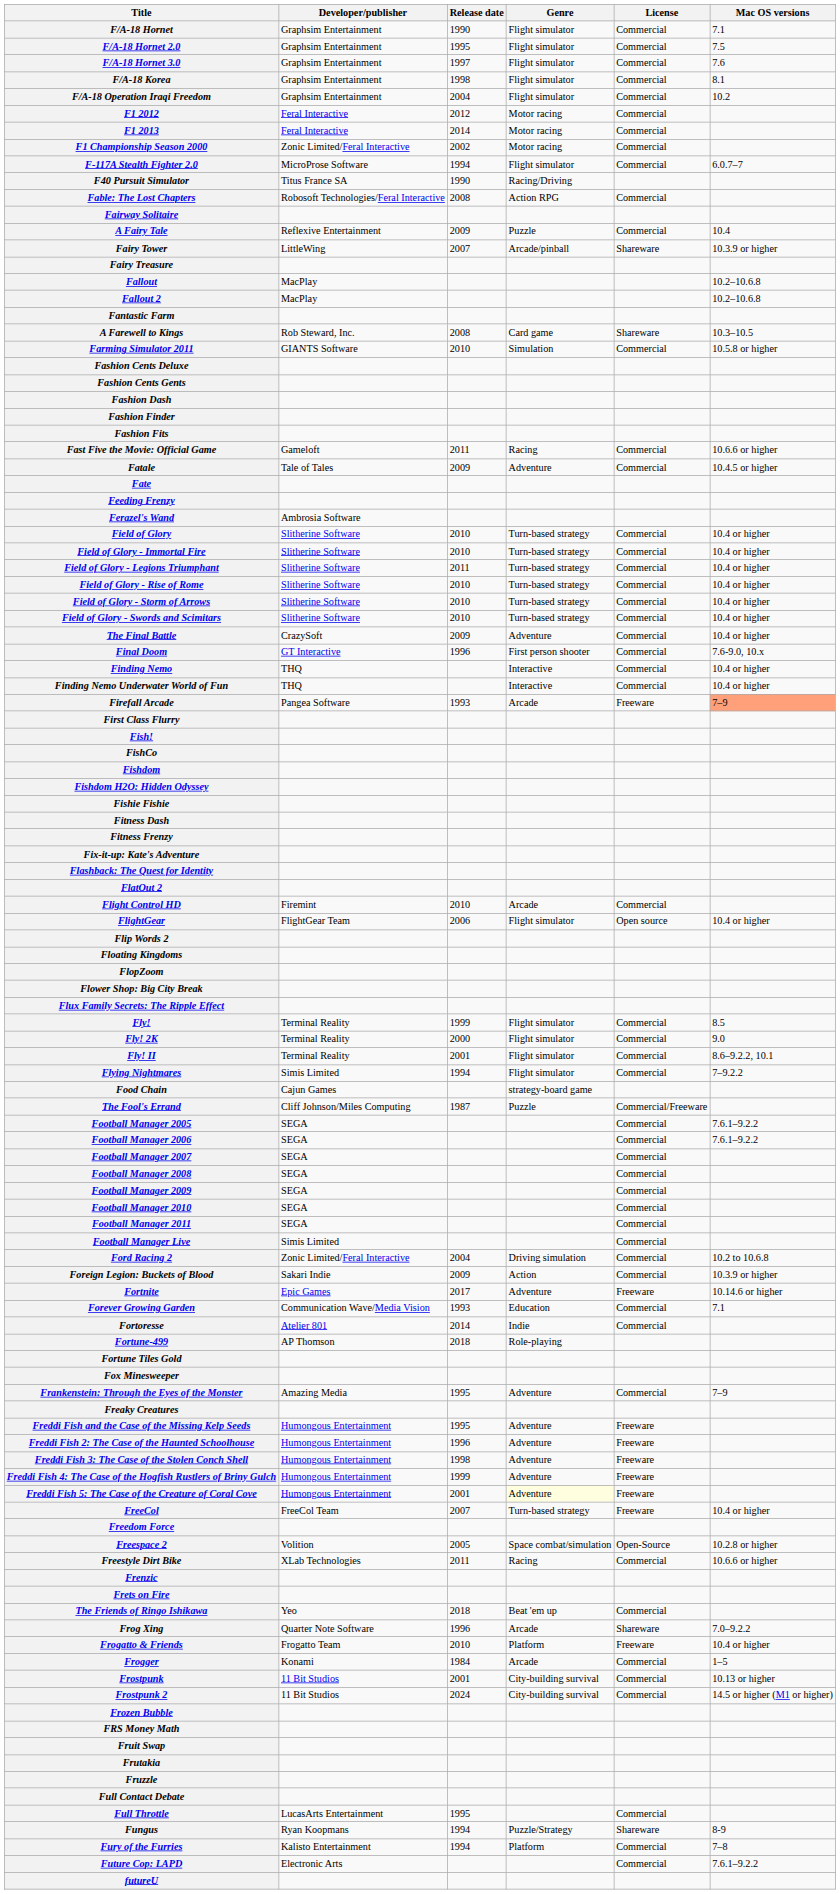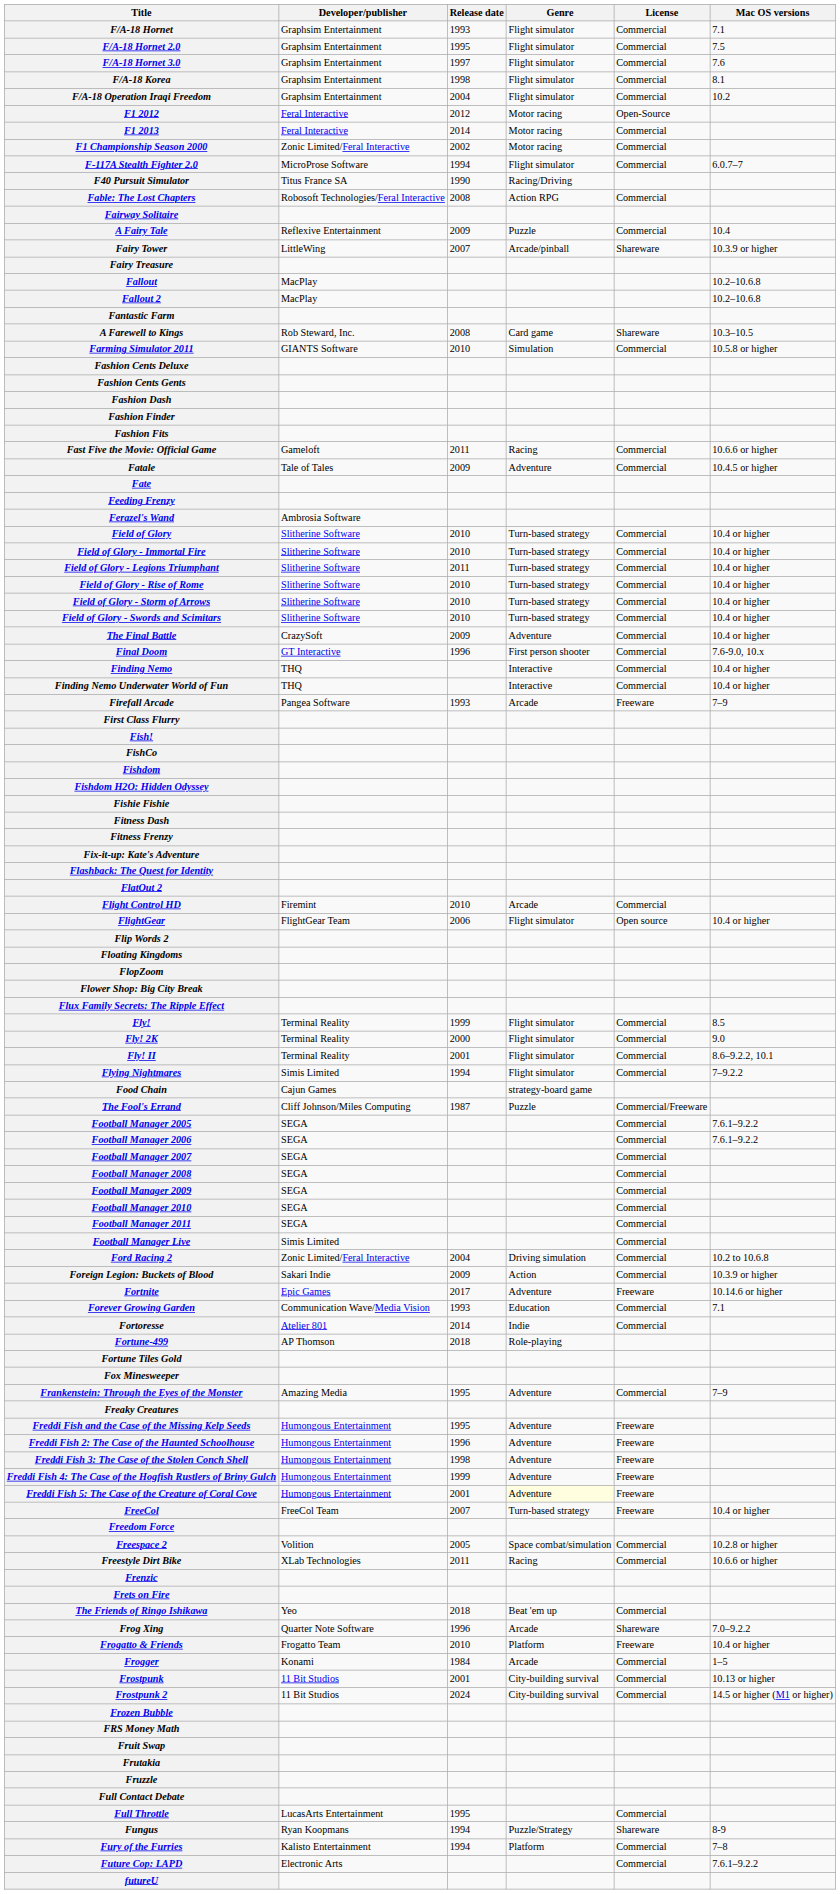(460, 29) 1990 -> (460, 29) 1993
(641, 113) Commercial -> (643, 113) Open-Source
(720, 702) lightsalmon background -> (720, 702) no background
(643, 1543) Open-Source -> (641, 1543) Commercial
